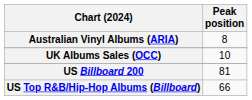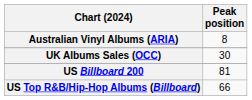(225, 55) 10 -> (225, 55) 30
